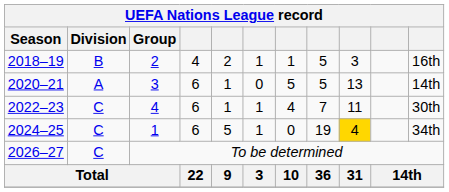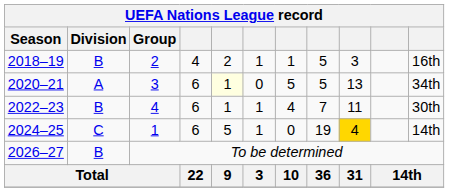(227, 84) no background -> (227, 84) lightyellow background
(426, 84) 14th -> (426, 84) 34th
(98, 107) C -> (98, 107) B
(426, 130) 34th -> (426, 130) 14th
(98, 152) C -> (98, 152) B
